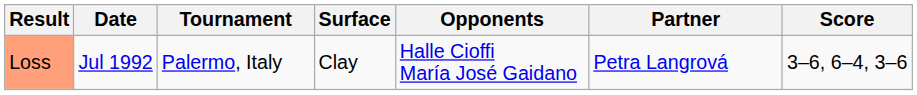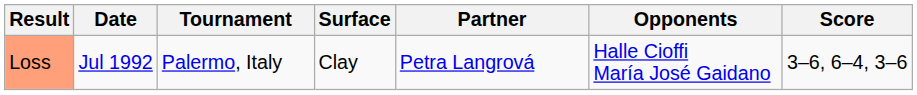columns swapped: (686, 20) <-> (492, 20)
